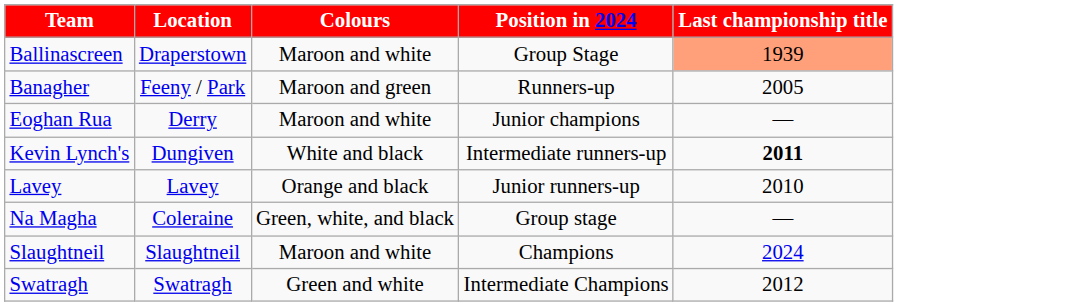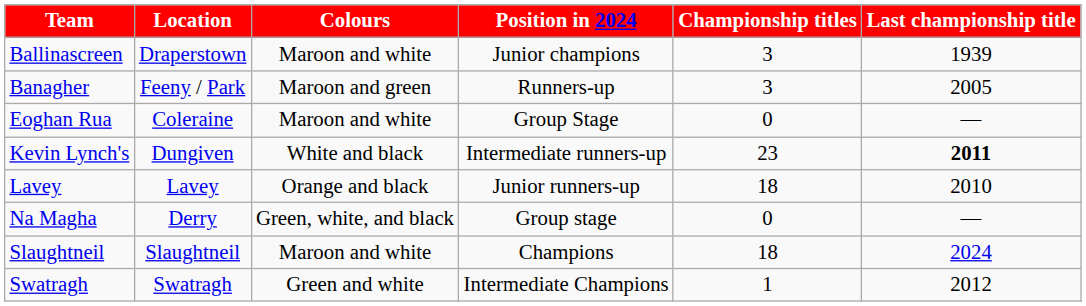+ column: (768, 20)
(566, 53) Group Stage -> (566, 53) Junior champions
(783, 53) lightsalmon background -> (971, 53) no background
(193, 119) Derry -> (193, 119) Coleraine
(566, 119) Junior champions -> (566, 119) Group Stage
(193, 218) Coleraine -> (193, 218) Derry
